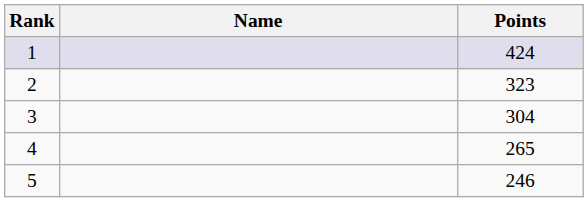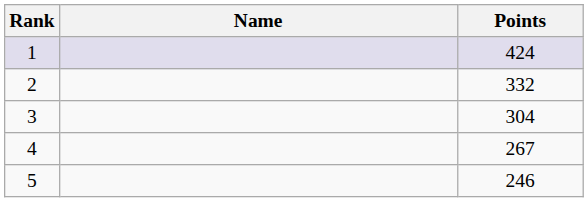(520, 84) 323 -> (520, 84) 332
(520, 149) 265 -> (520, 149) 267
